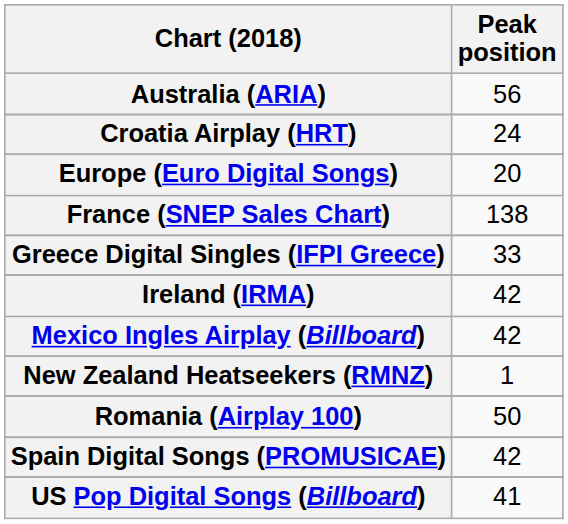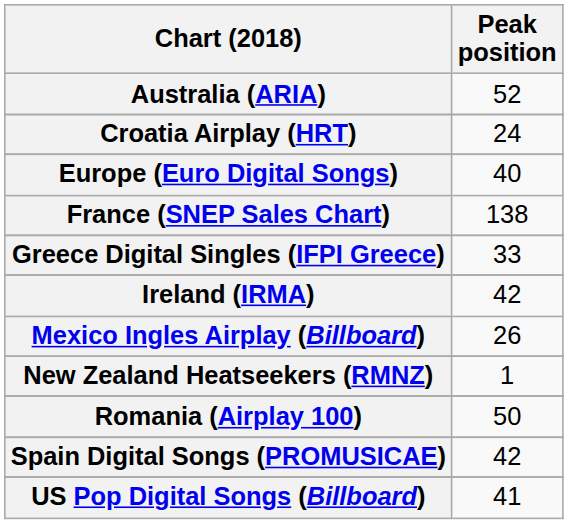(507, 93) 56 -> (507, 93) 52
(507, 174) 20 -> (507, 174) 40
(507, 335) 42 -> (507, 335) 26
